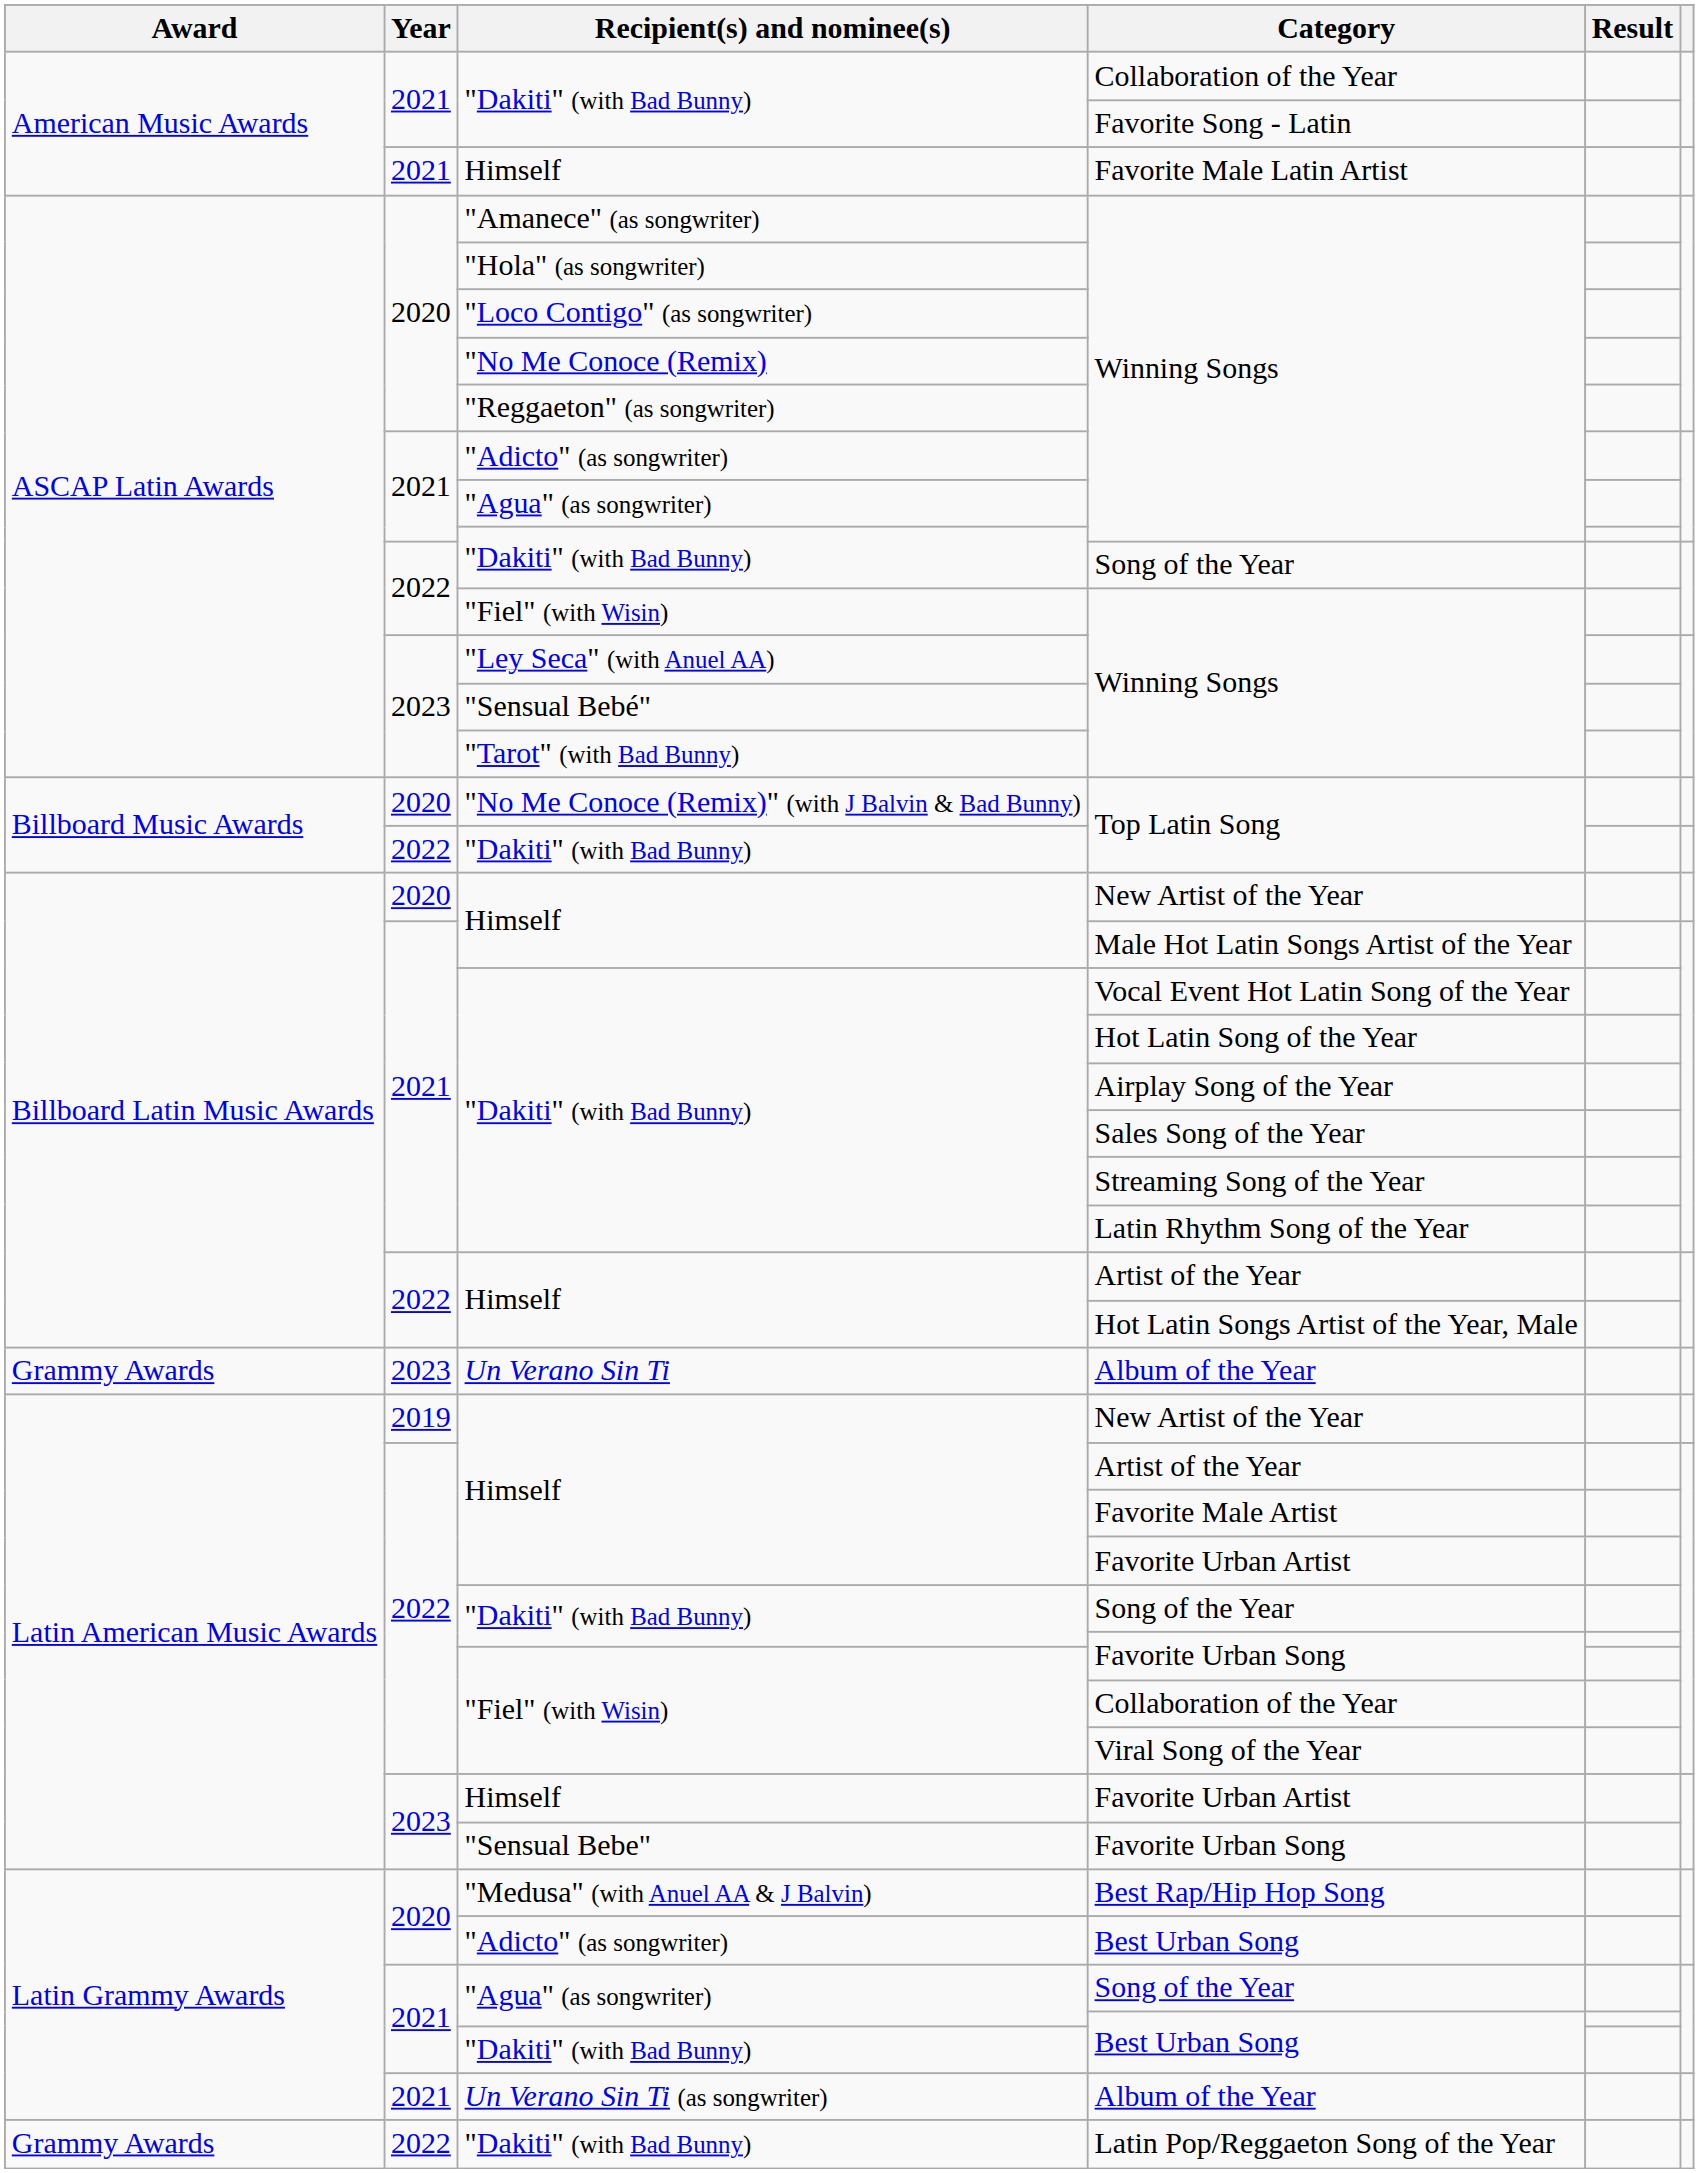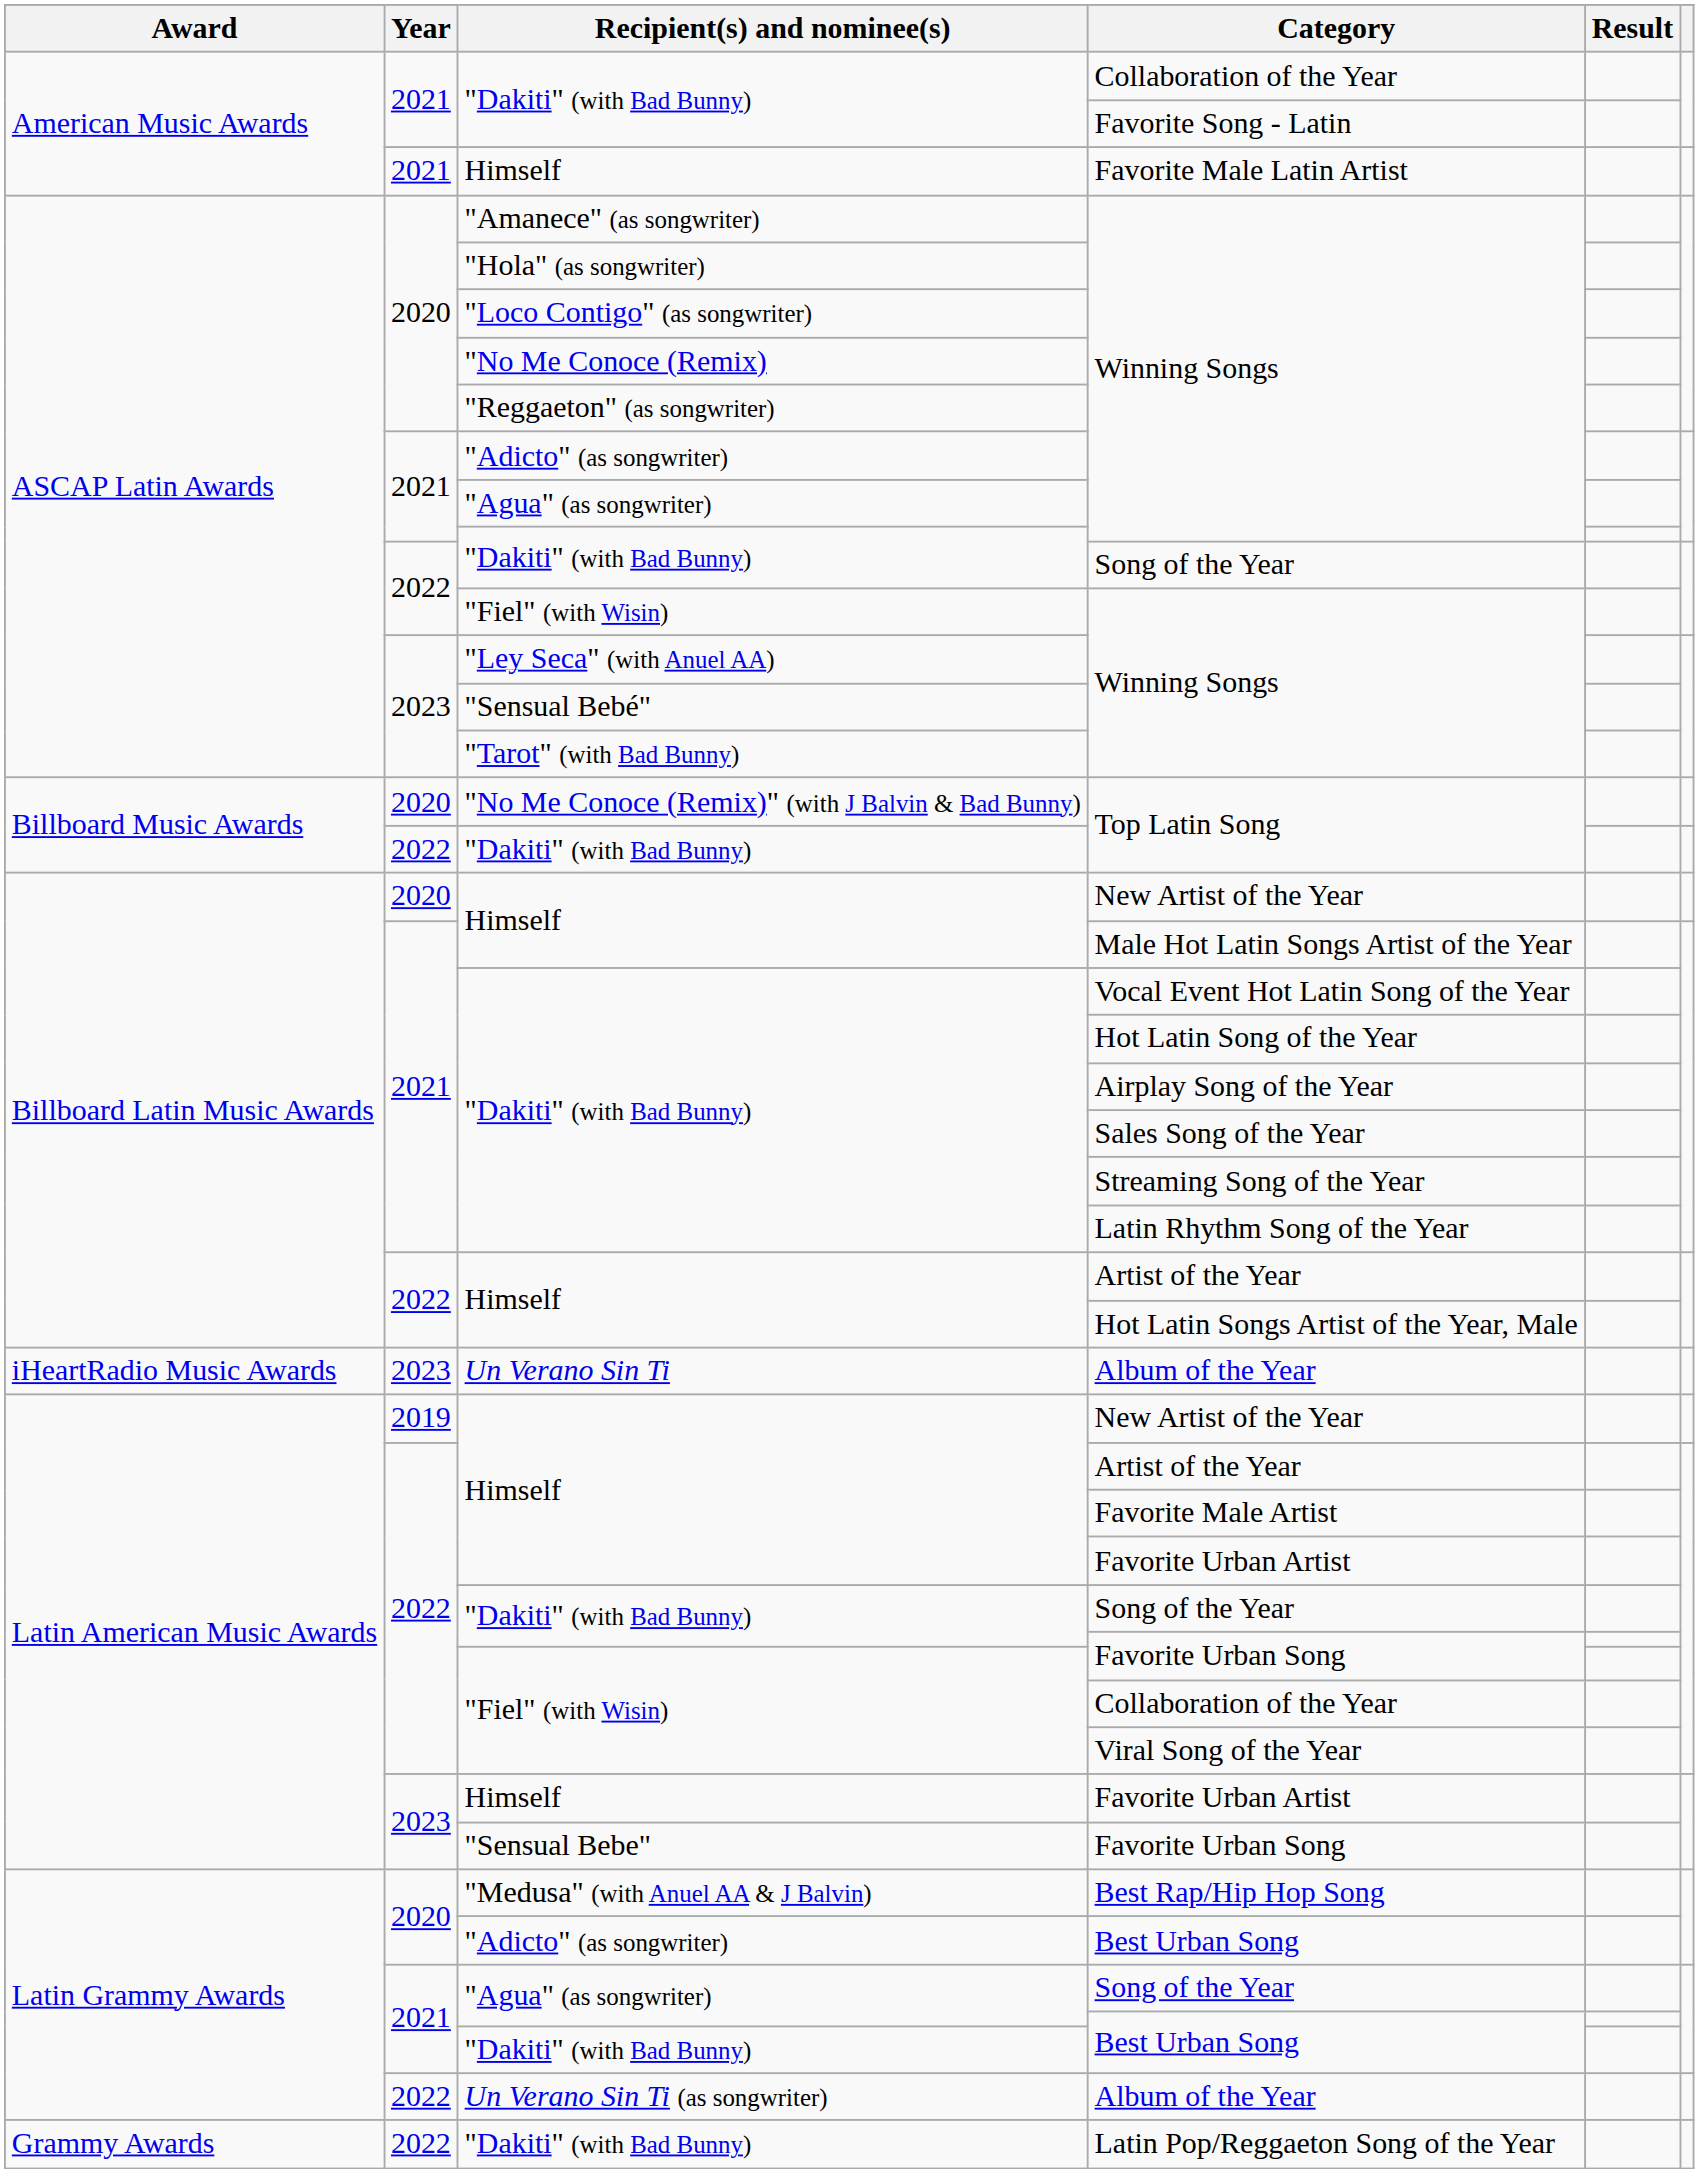(113, 1370) Grammy Awards -> (174, 1370) iHeartRadio Music Awards
(421, 2096) 2021 -> (421, 2096) 2022
